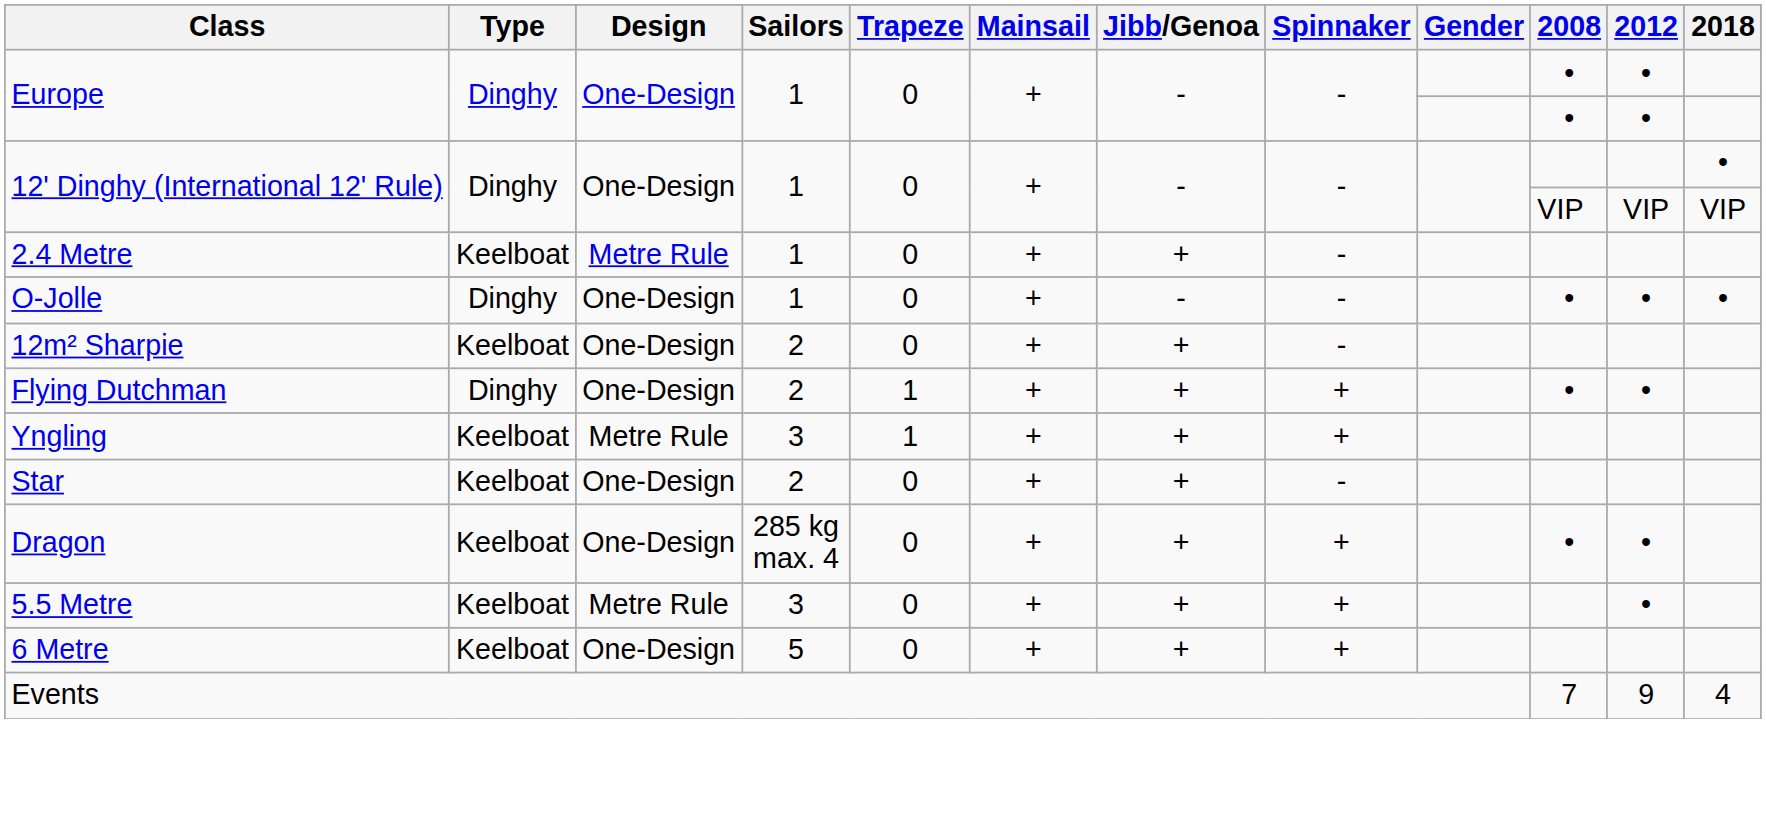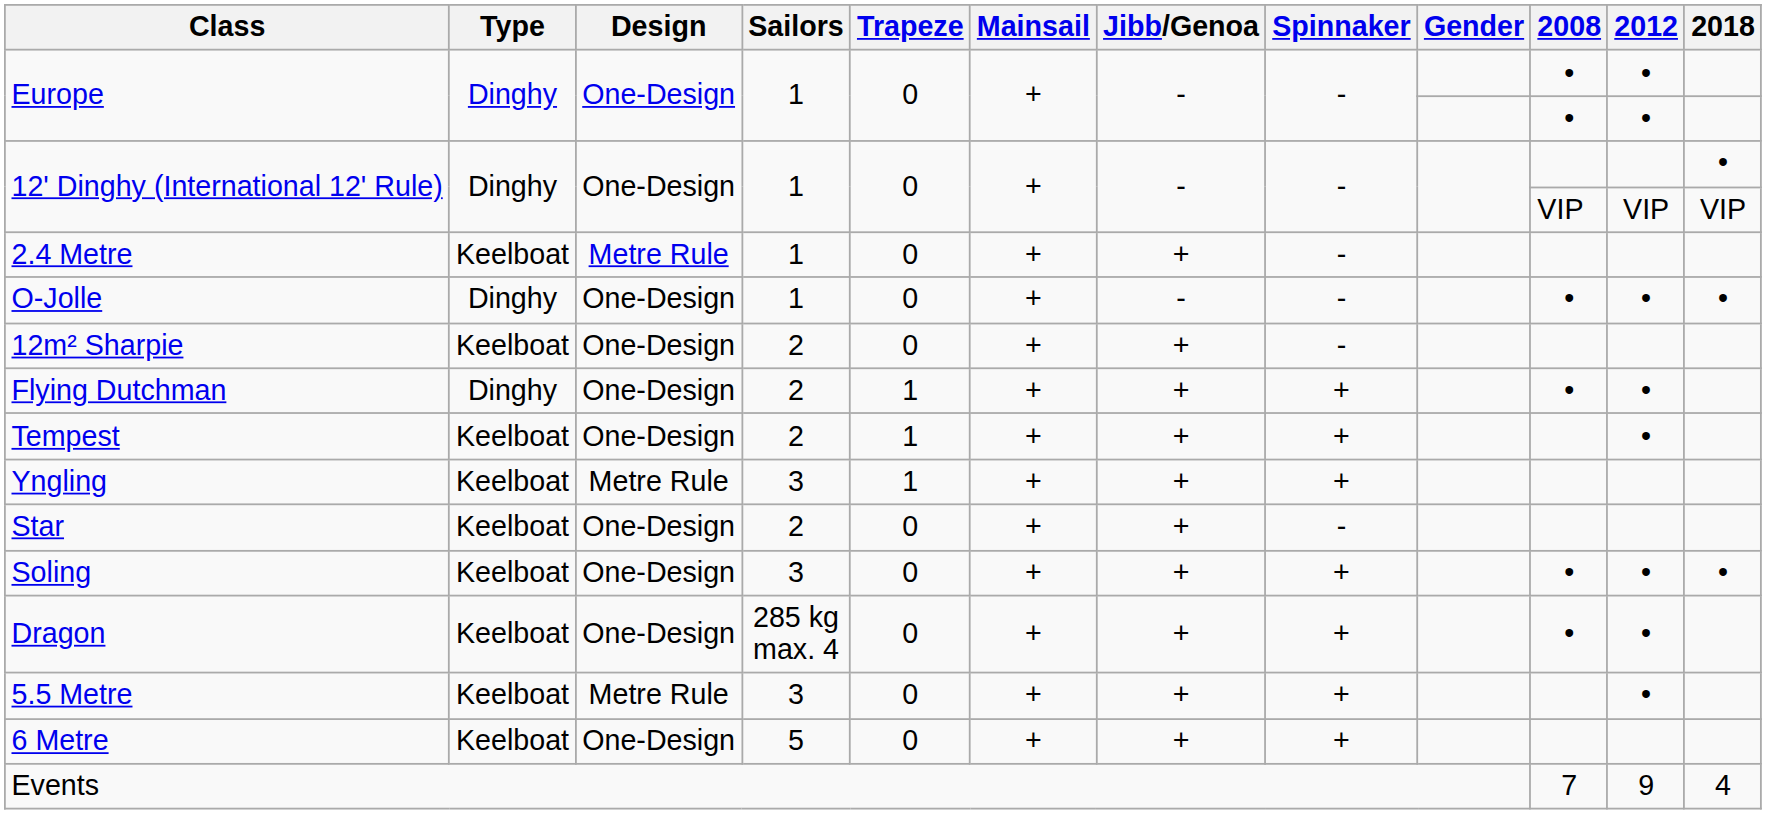+ row: (66, 436)
+ row: (51, 572)
